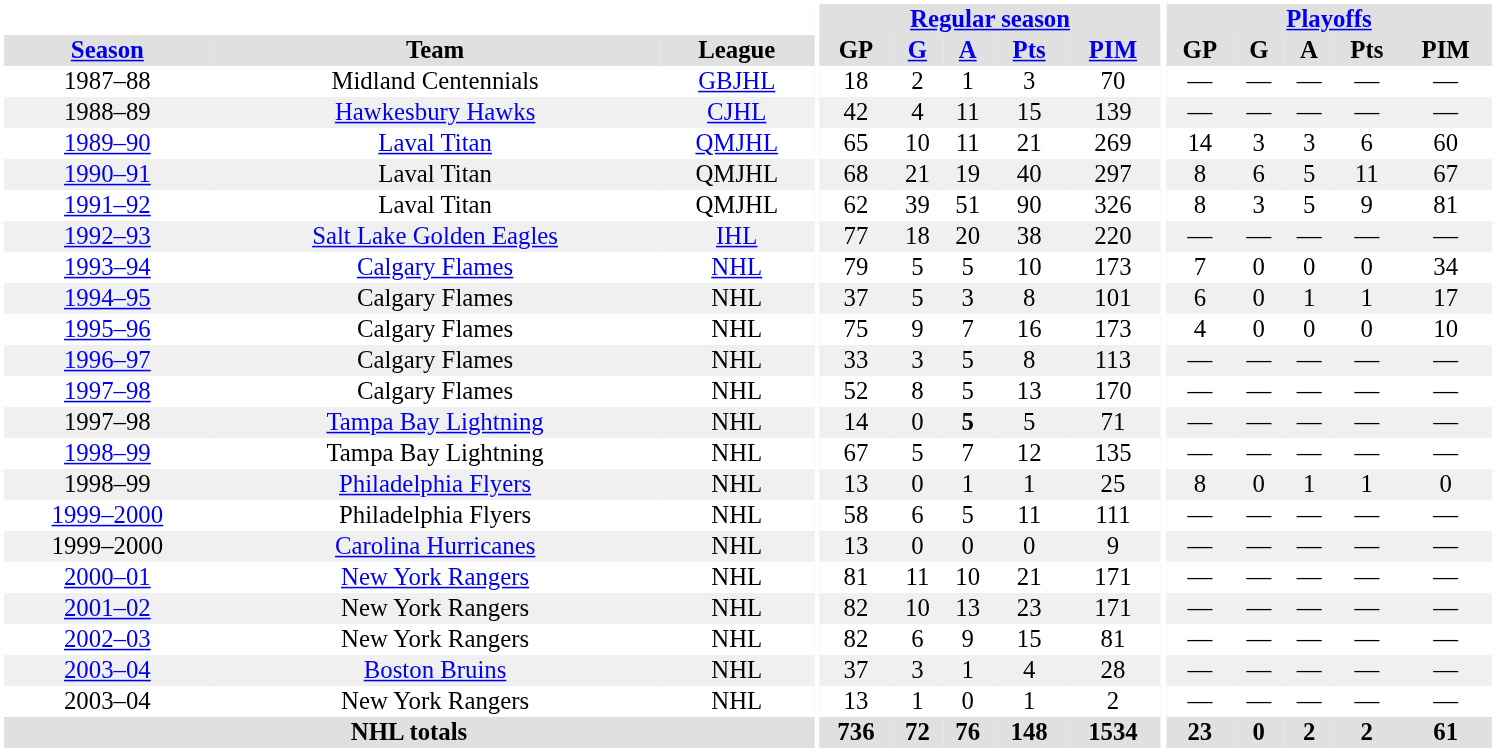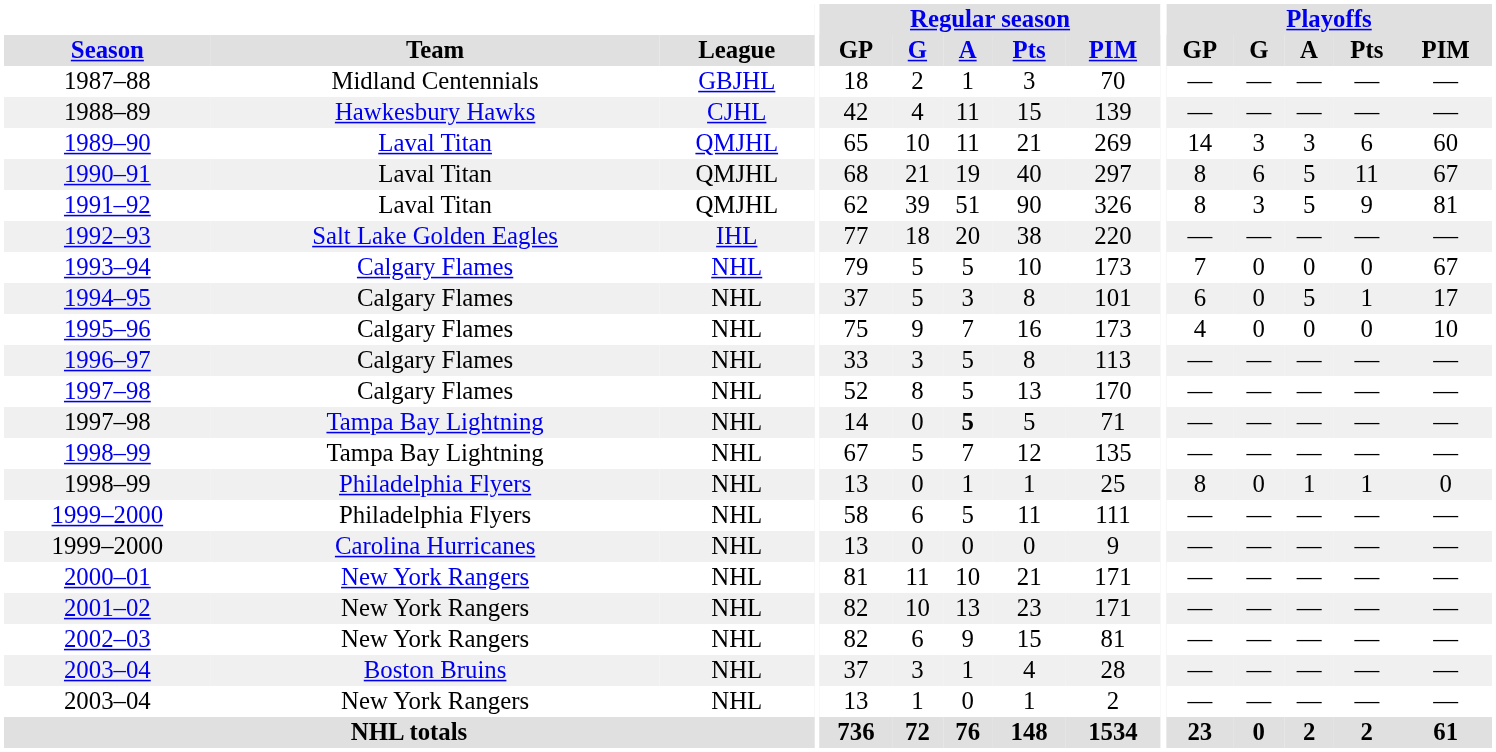(1446, 267) 34 -> (1446, 267) 67
(1309, 298) 1 -> (1309, 298) 5
